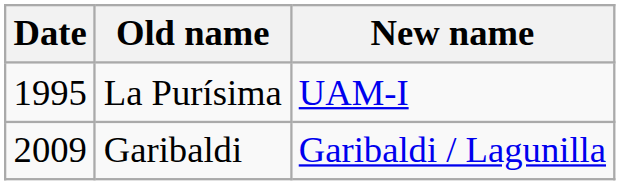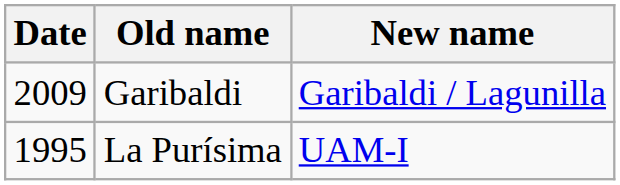rows swapped: (193, 91) <-> (173, 149)
